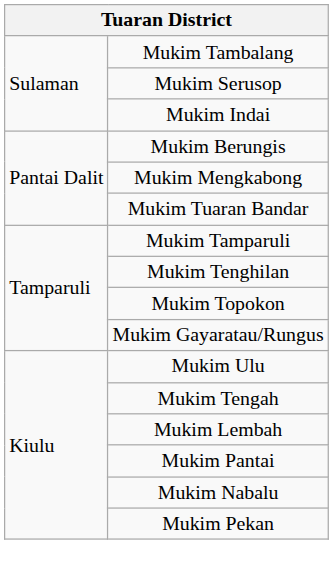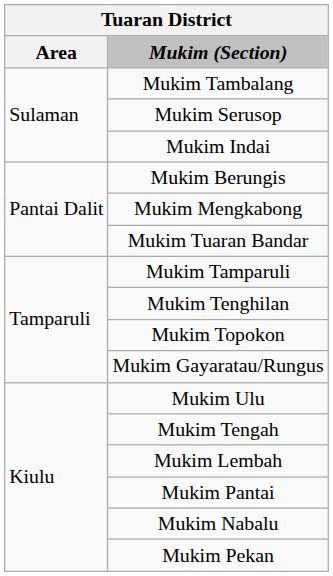+ row: (218, 51)
